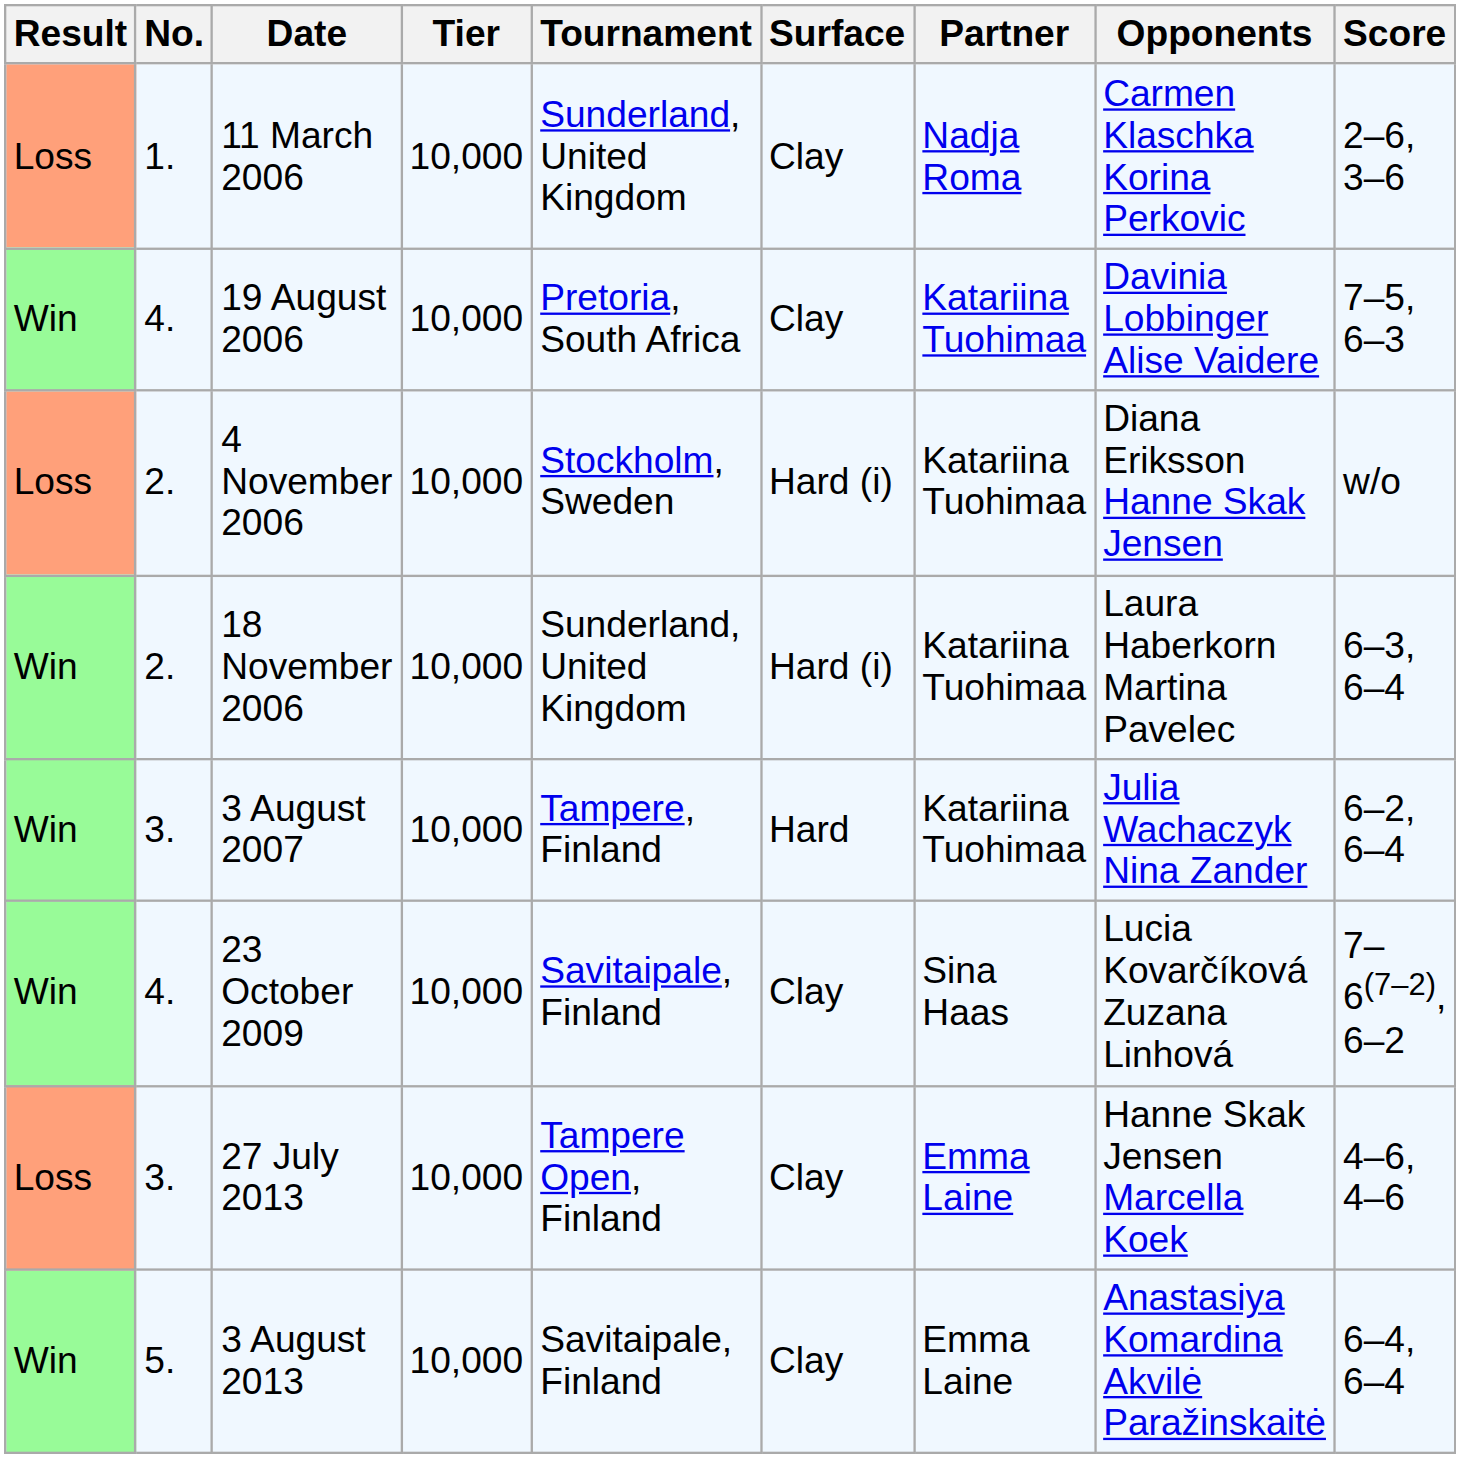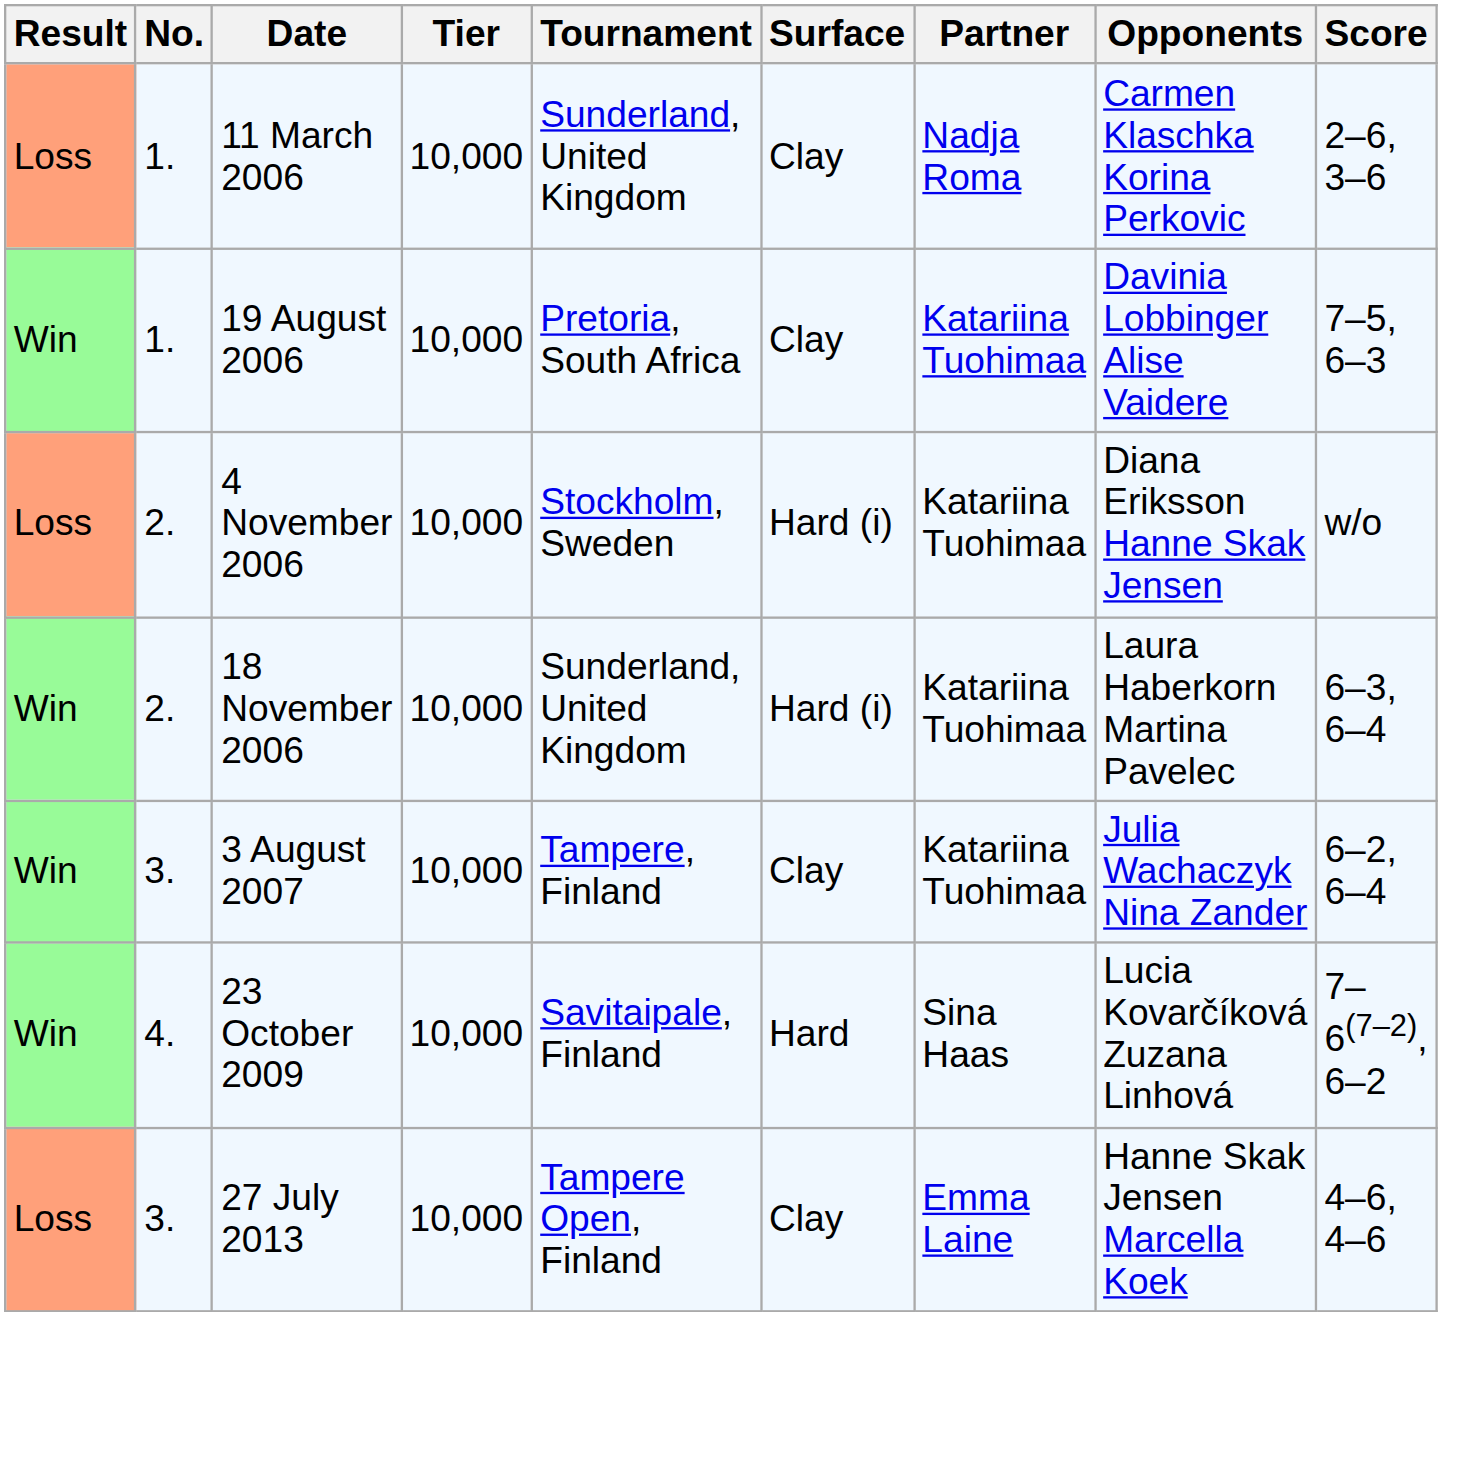(160, 318) 4. -> (160, 339) 1.
(809, 829) Hard -> (806, 871) Clay
(806, 992) Clay -> (809, 1034) Hard
- row: (293, 1360)
